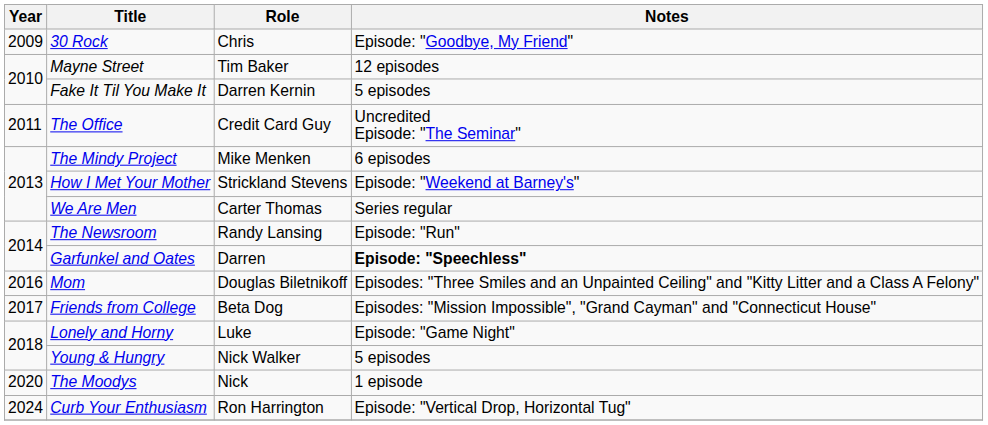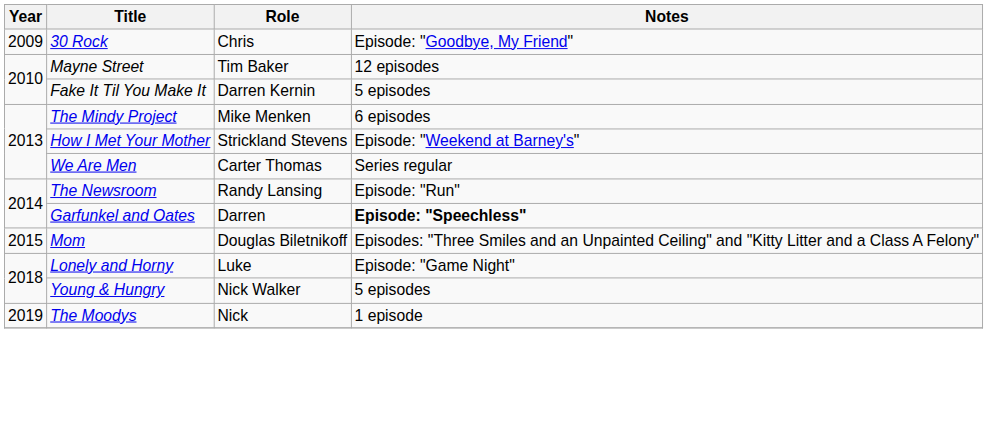- row: (86, 125)
(26, 283) 2016 -> (26, 240) 2015
- row: (123, 308)
(26, 382) 2020 -> (26, 315) 2019
- row: (129, 407)
